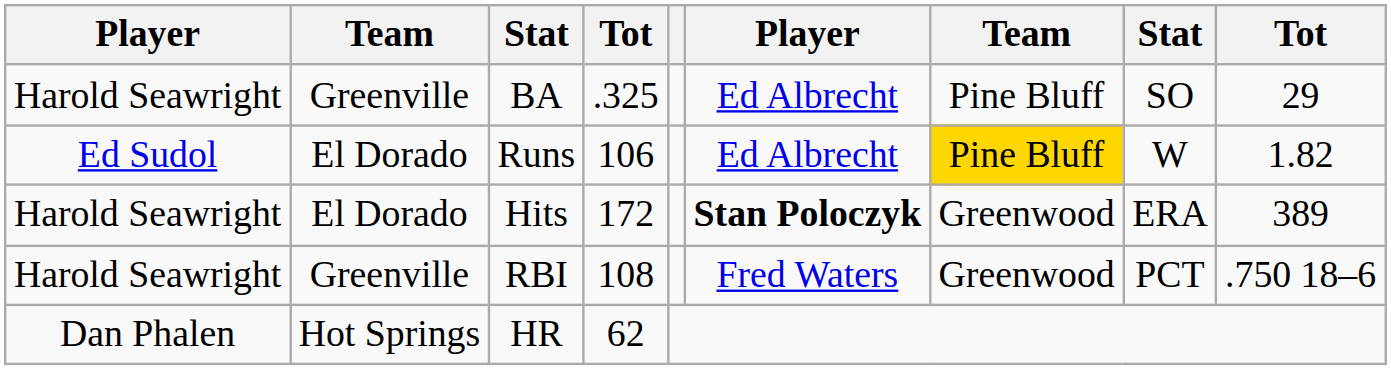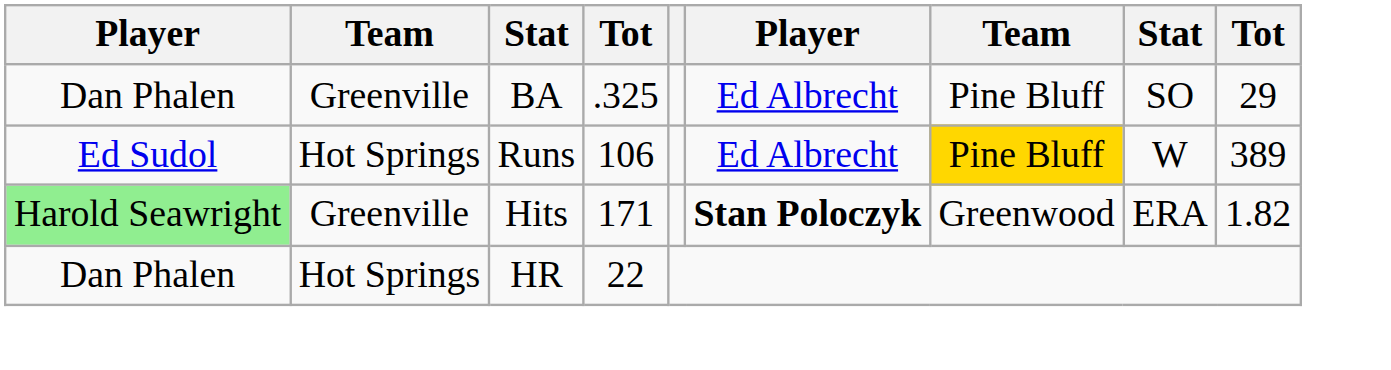(148, 94) Harold Seawright -> (148, 94) Dan Phalen
(389, 154) El Dorado -> (389, 154) Hot Springs
(1301, 154) 1.82 -> (1258, 154) 389
(148, 214) no background -> (148, 214) lightgreen background
(389, 214) El Dorado -> (389, 214) Greenville
(626, 214) 172 -> (626, 214) 171
(1301, 214) 389 -> (1258, 214) 1.82
- row: (536, 273)
(626, 333) 62 -> (626, 273) 22
